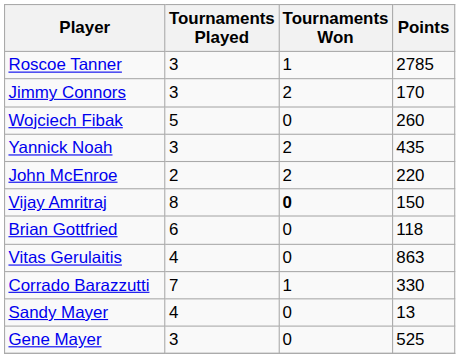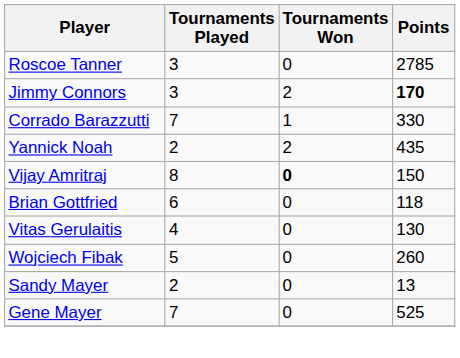(287, 64) 1 -> (287, 64) 0
(410, 92) normal -> (410, 92) bold
rows swapped: (66, 119) <-> (79, 284)
(174, 147) 3 -> (174, 147) 2
- row: (63, 174)
(410, 256) 863 -> (410, 229) 130
(174, 311) 4 -> (174, 284) 2
(174, 339) 3 -> (174, 311) 7
